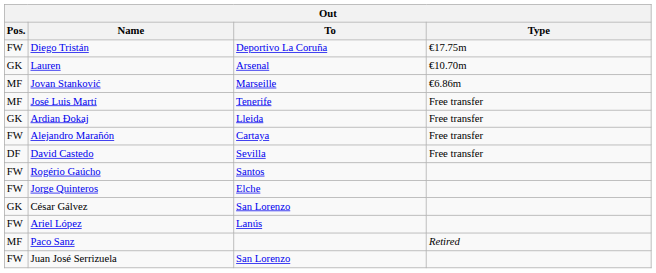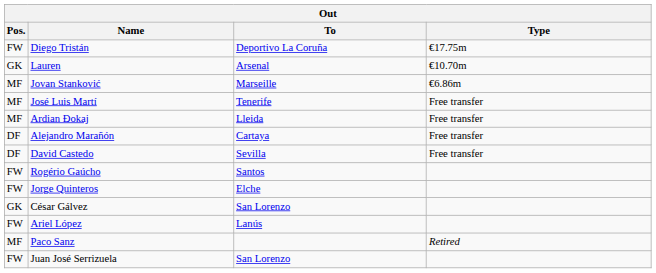(15, 119) GK -> (15, 119) MF
(15, 136) FW -> (14, 136) DF
